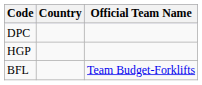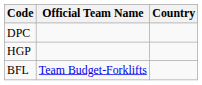columns swapped: (141, 13) <-> (60, 13)
